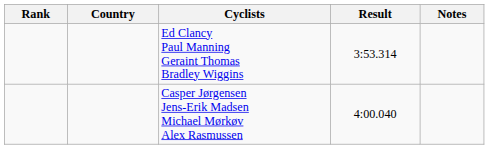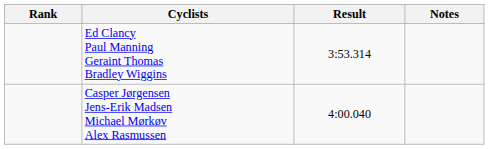- column: (113, 14)
